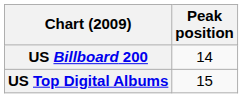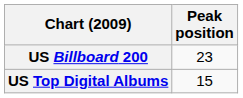(205, 57) 14 -> (205, 57) 23
